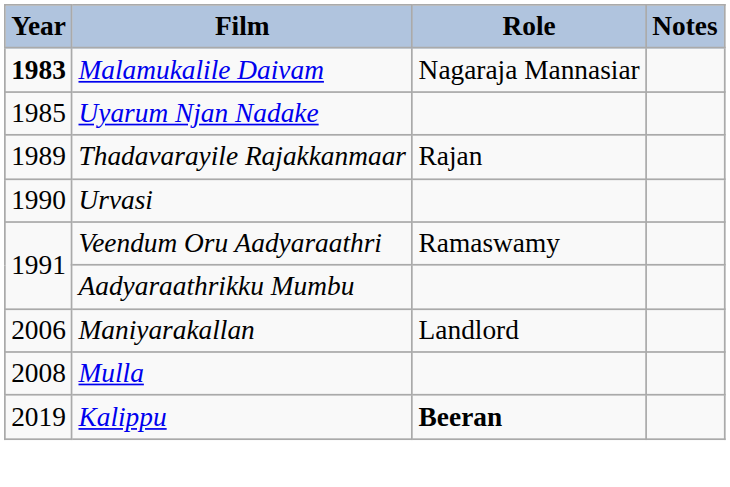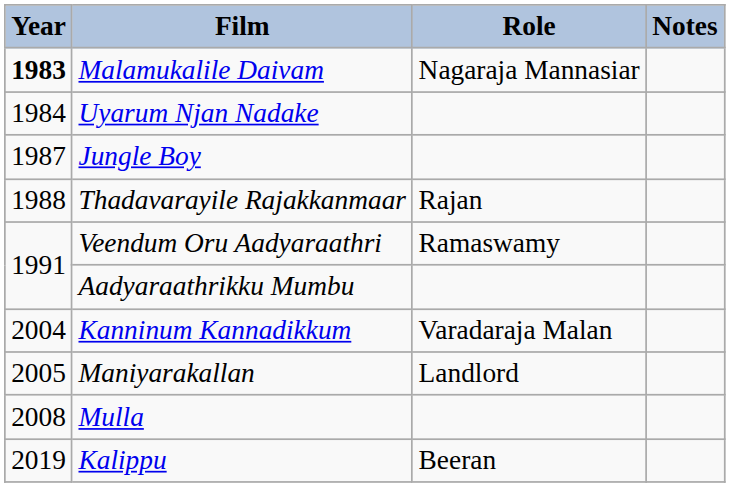(39, 112) 1985 -> (39, 112) 1984
+ row: (140, 156)
(39, 156) 1989 -> (39, 199) 1988
- row: (116, 199)
+ row: (215, 329)
(39, 329) 2006 -> (39, 373) 2005
(460, 416) bold -> (457, 460) normal
